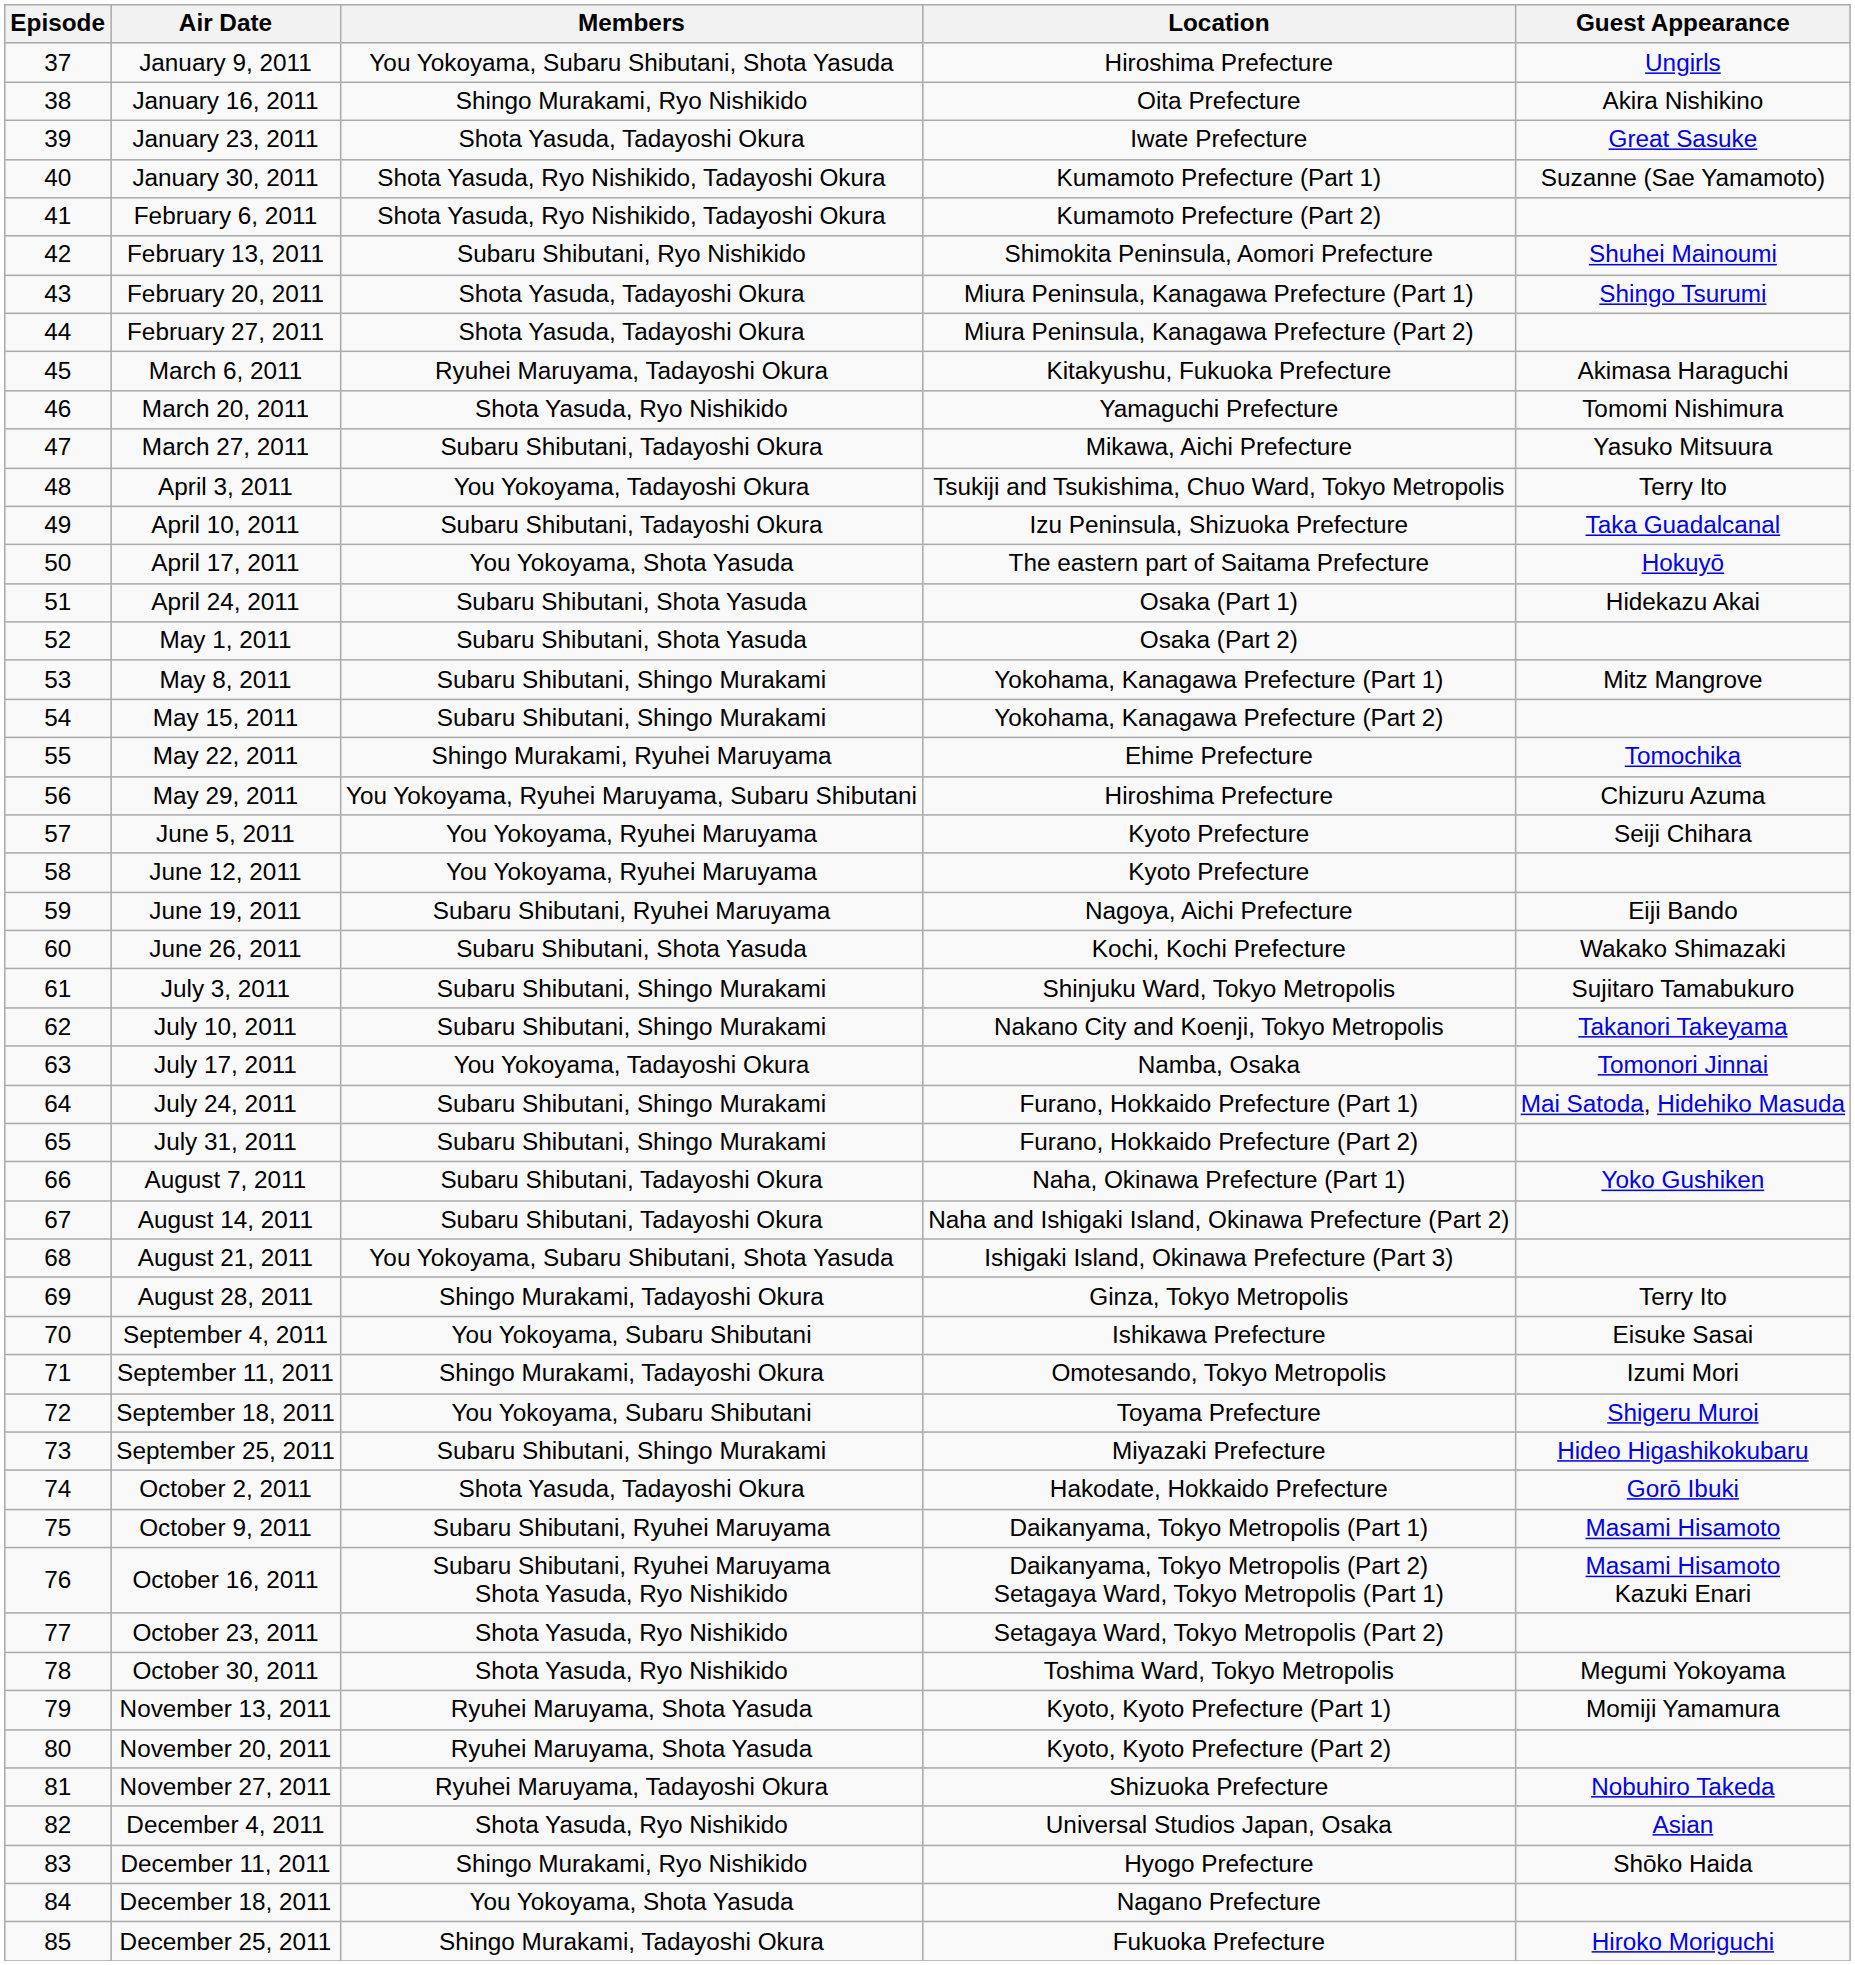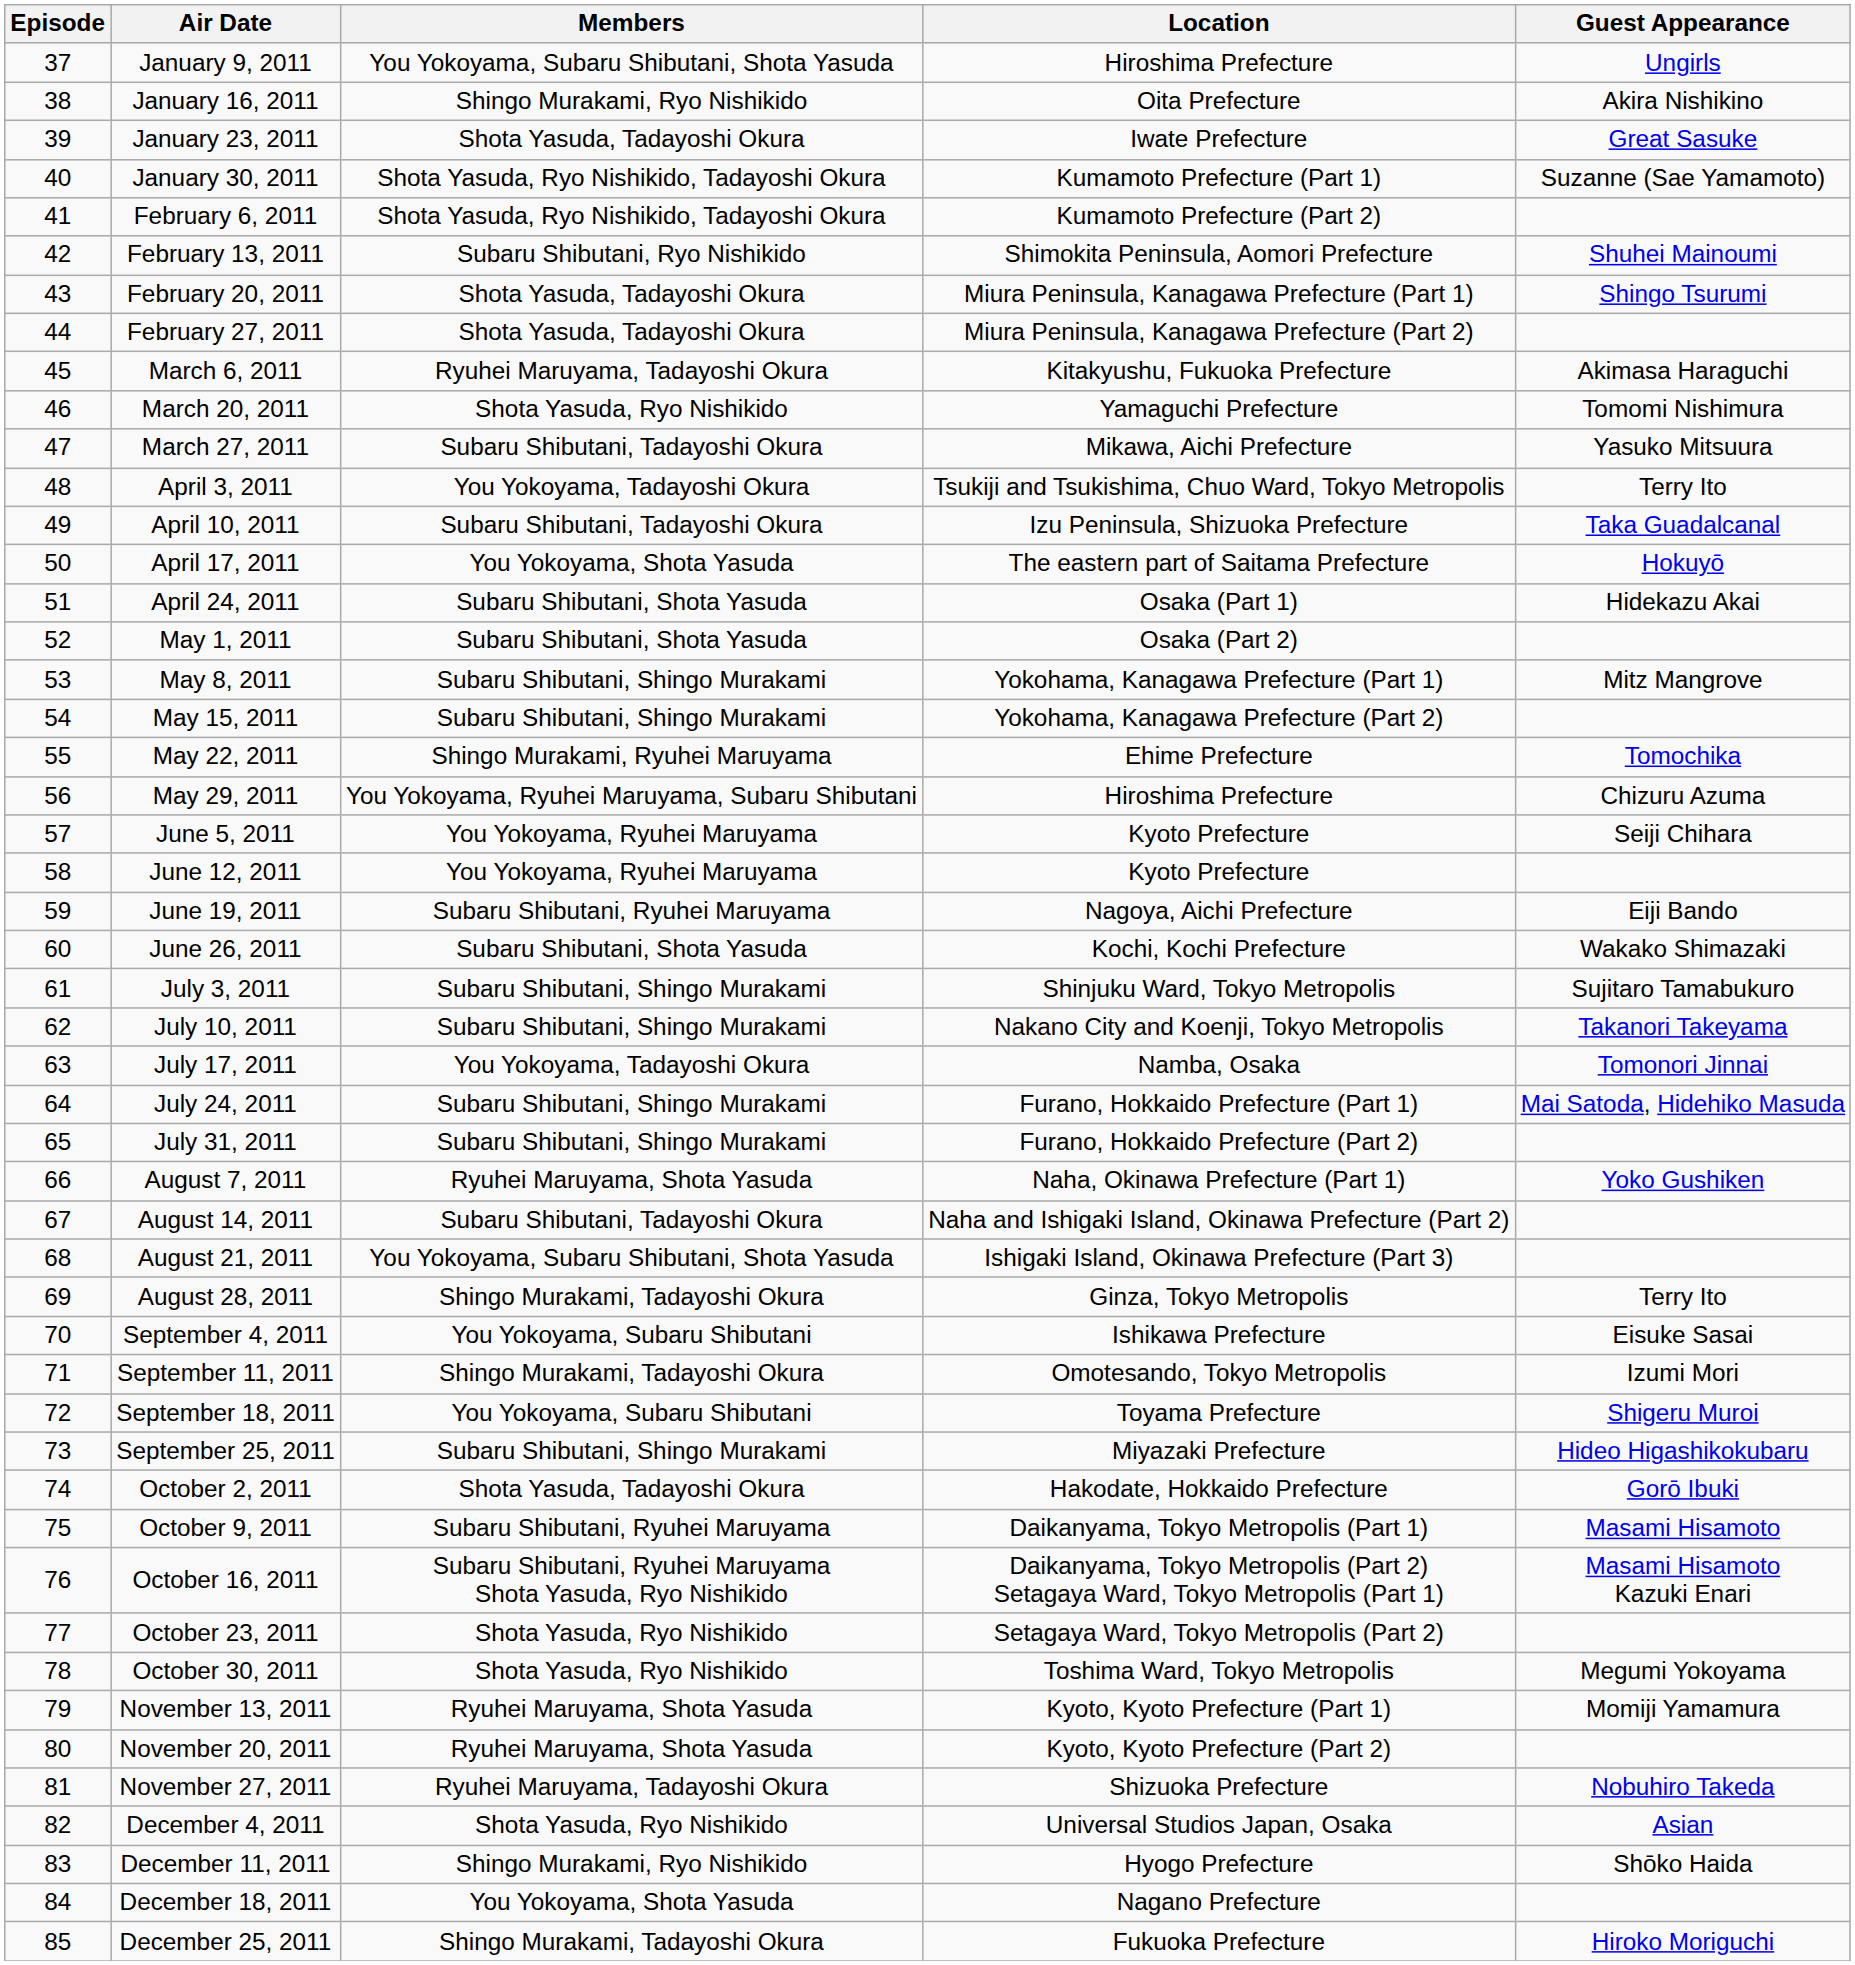(631, 1180) Subaru Shibutani, Tadayoshi Okura -> (631, 1180) Ryuhei Maruyama, Shota Yasuda
